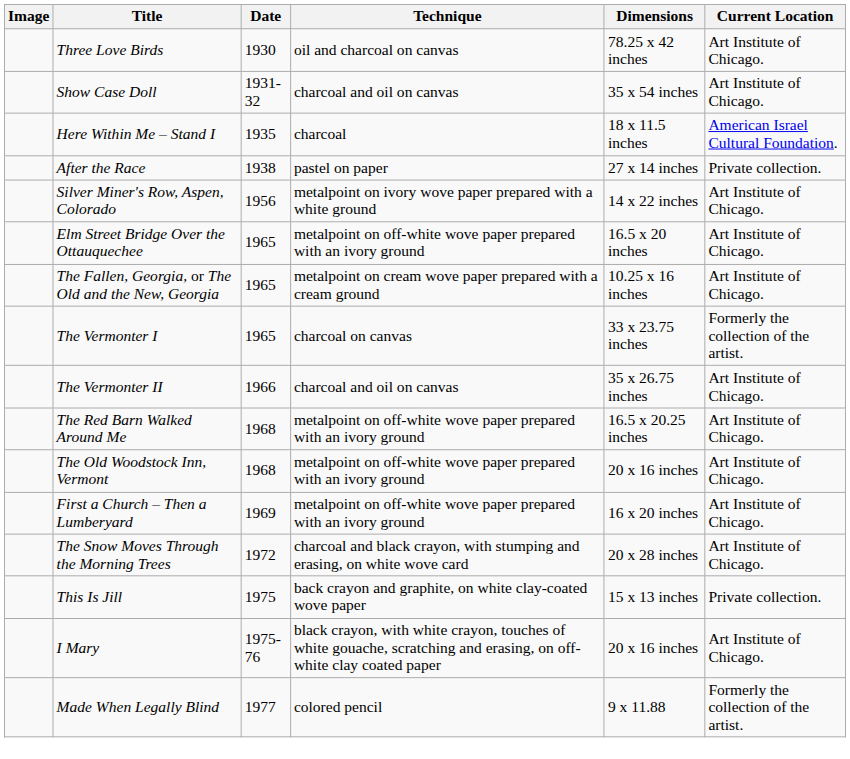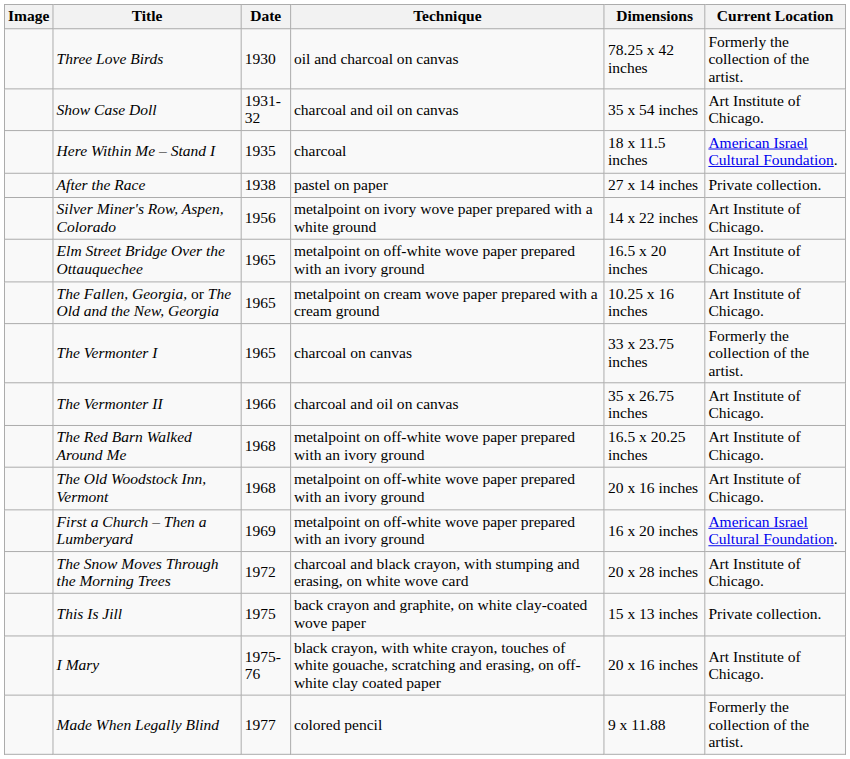(755, 50) Art Institute of Chicago. -> (759, 58) Formerly the collection of the artist.
(755, 512) Art Institute of Chicago. -> (773, 530) American Israel Cultural Foundation.
